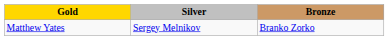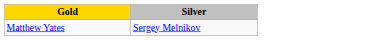- column: (321, 12)
